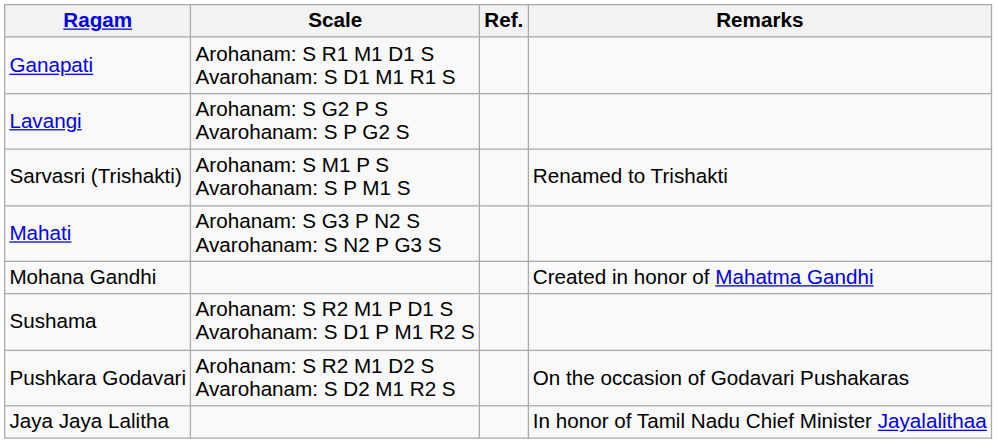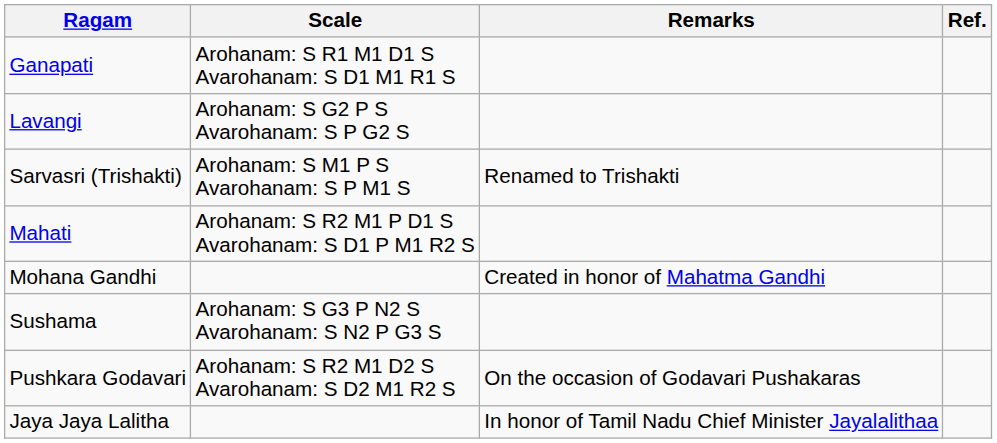columns swapped: (760, 20) <-> (504, 20)
(319, 233) Arohanam: S G3 P N2 S Avarohanam: S N2 P G3 S -> (335, 233) Arohanam: S R2 M1 P D1 S Avarohanam: S D1 P M1 R2 S
(335, 321) Arohanam: S R2 M1 P D1 S Avarohanam: S D1 P M1 R2 S -> (319, 321) Arohanam: S G3 P N2 S Avarohanam: S N2 P G3 S
